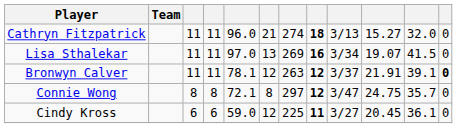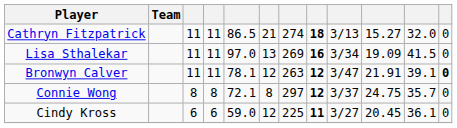(241, 34) 96.0 -> (241, 34) 86.5
(383, 54) 19.07 -> (383, 54) 19.09
(345, 73) 3/37 -> (345, 73) 3/47
(345, 93) 3/47 -> (345, 93) 3/37
